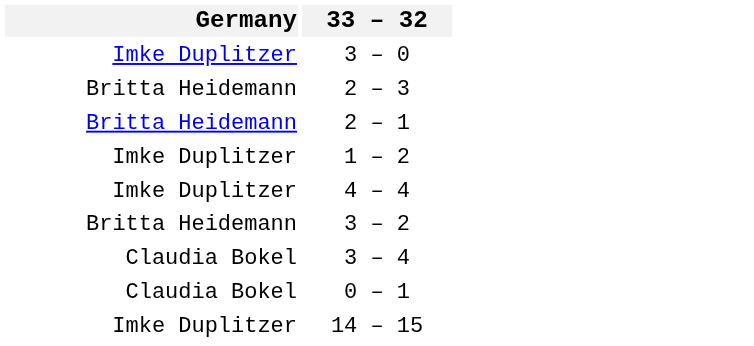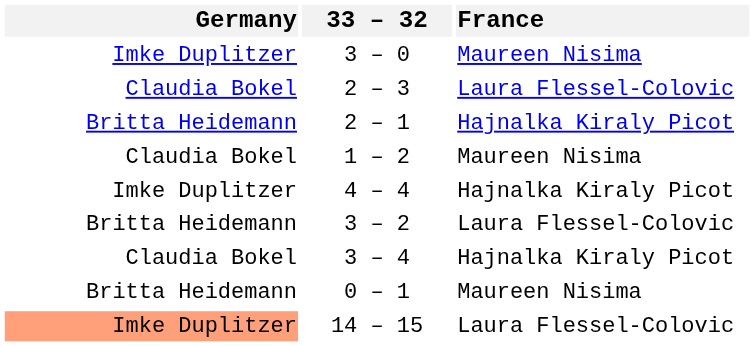+ column: (501, 21)
(191, 89) Britta Heidemann -> (211, 89) Claudia Bokel
(205, 157) Imke Duplitzer -> (211, 157) Claudia Bokel
(211, 292) Claudia Bokel -> (191, 292) Britta Heidemann
(205, 326) no background -> (205, 326) lightsalmon background
